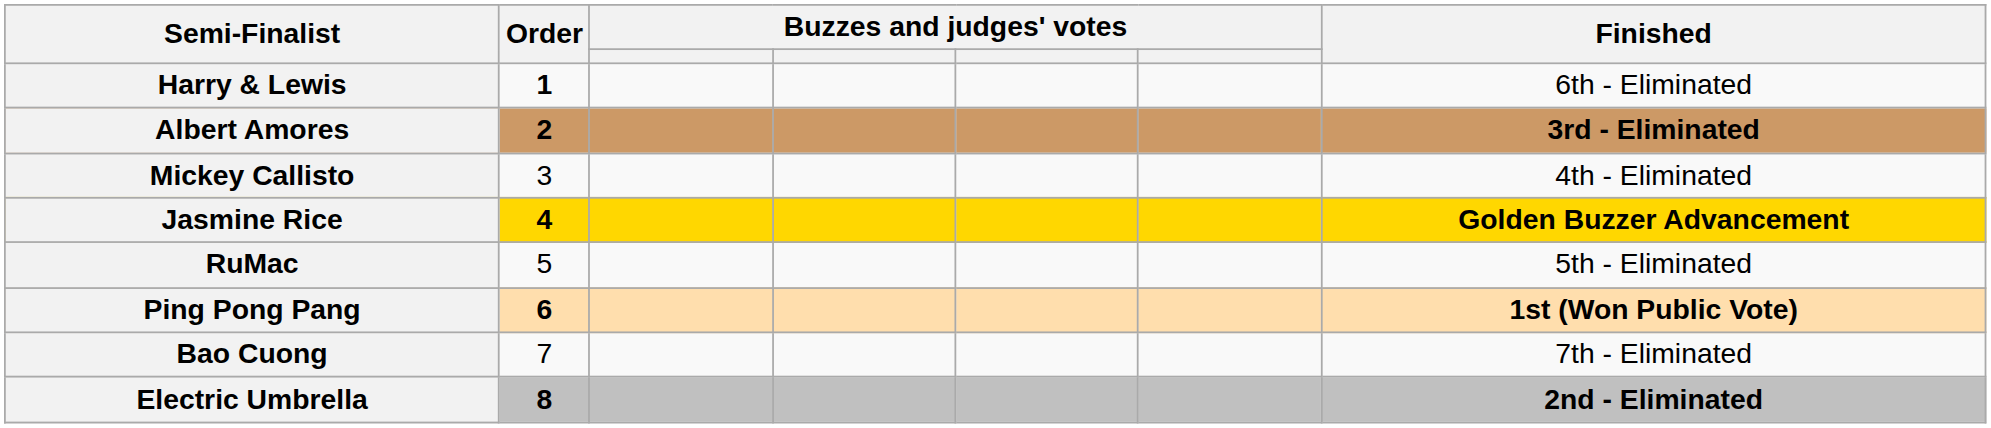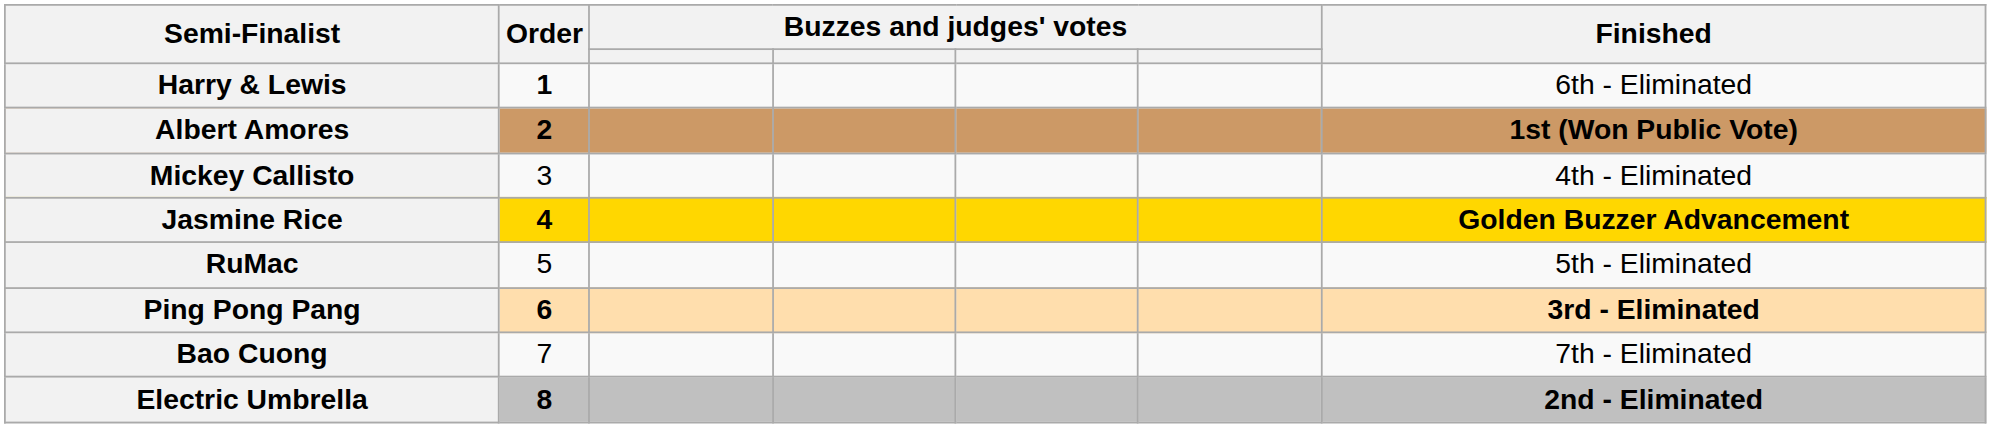(1654, 129) 3rd - Eliminated -> (1654, 129) 1st (Won Public Vote)
(1654, 309) 1st (Won Public Vote) -> (1654, 309) 3rd - Eliminated
